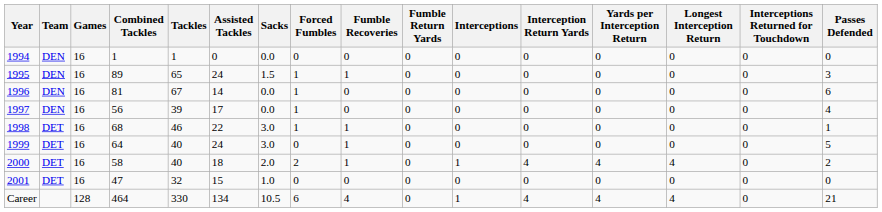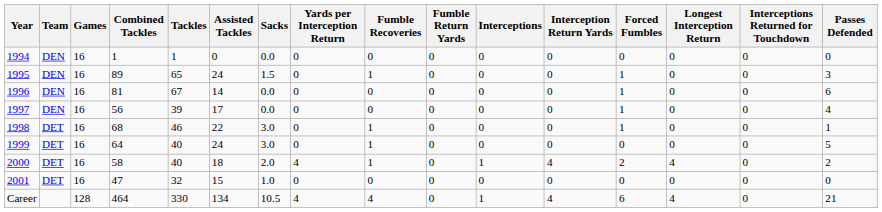columns swapped: (316, 25) <-> (630, 25)
